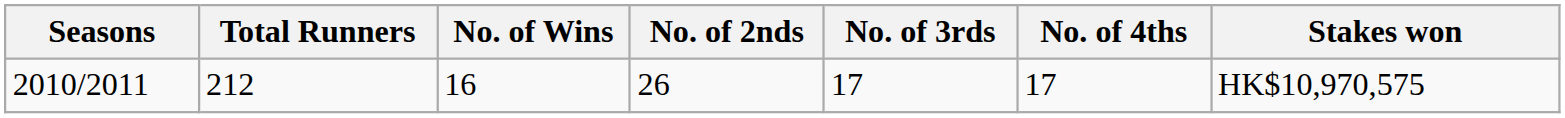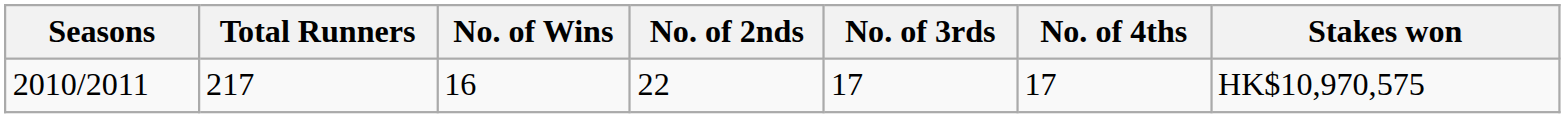(230, 84) 212 -> (230, 84) 217
(654, 84) 26 -> (654, 84) 22
